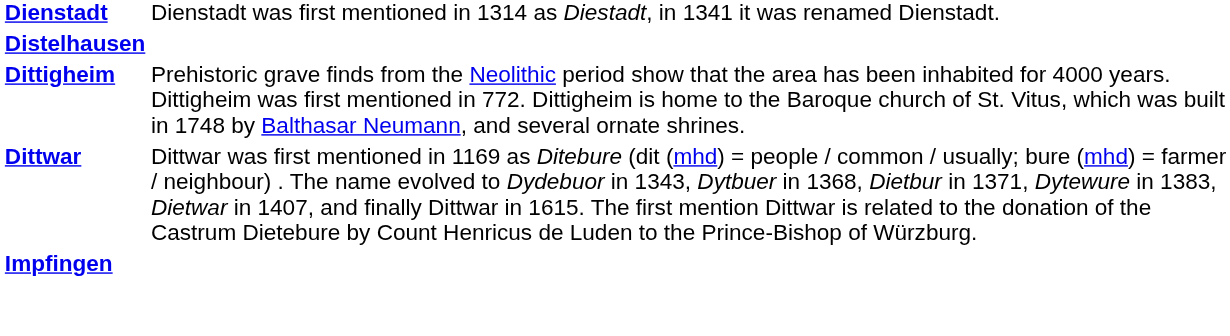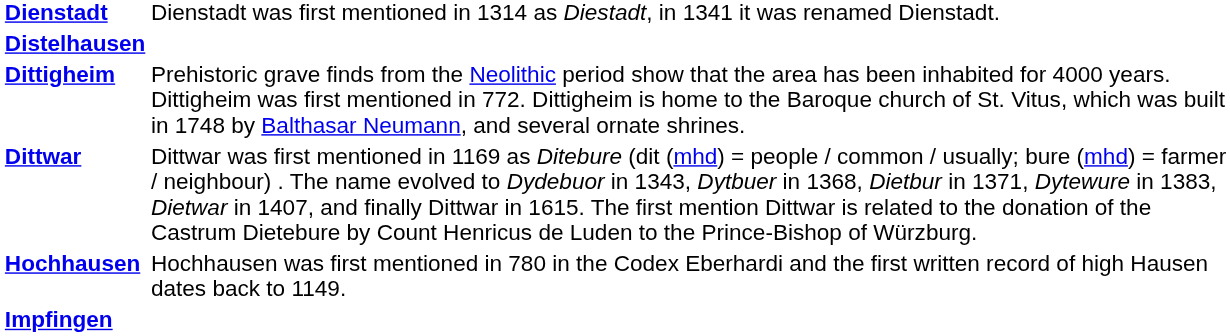+ row: (73, 263)
